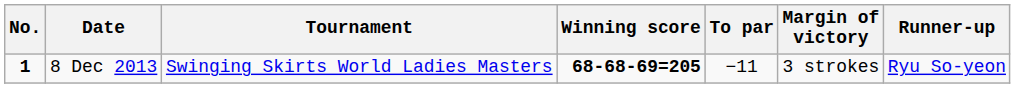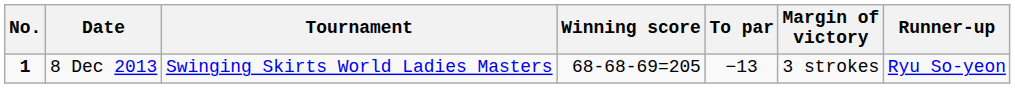(636, 69) bold -> (636, 69) normal
(742, 69) −11 -> (742, 69) −13
